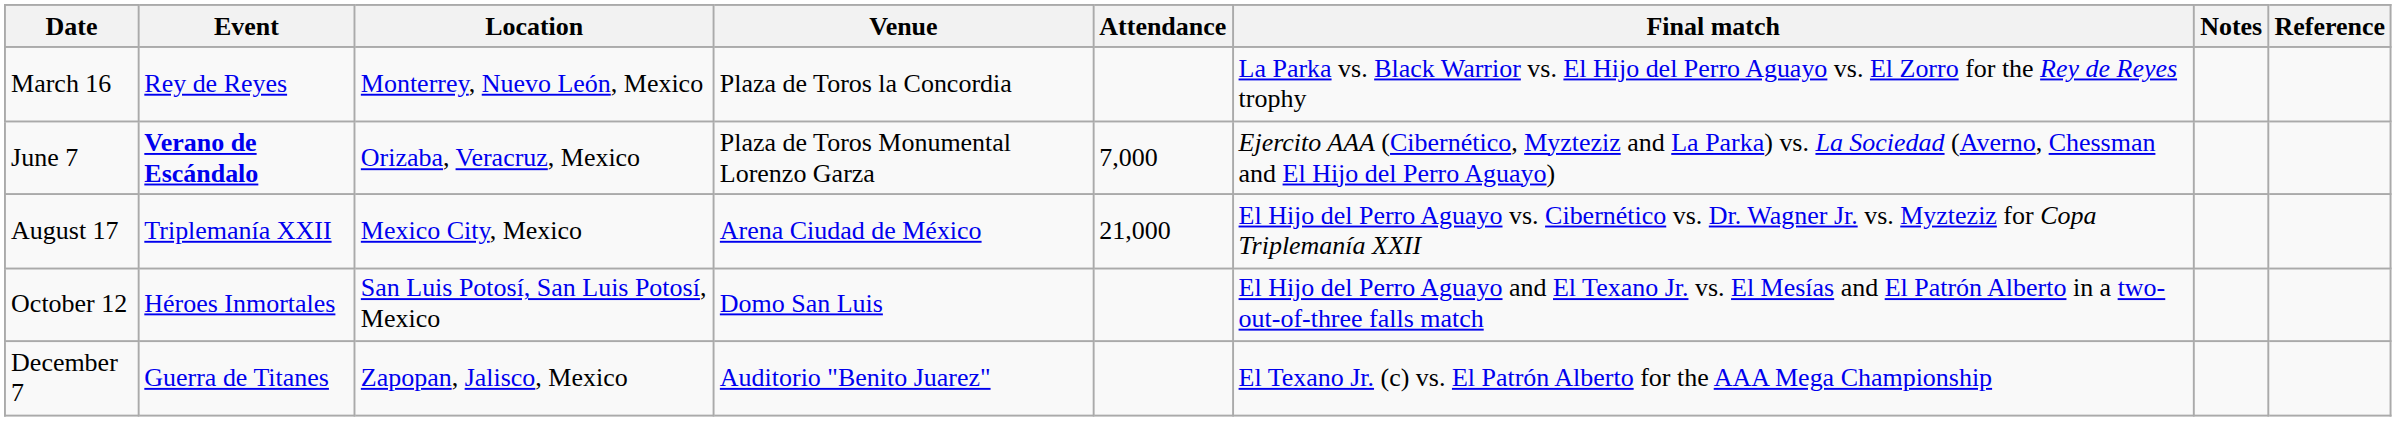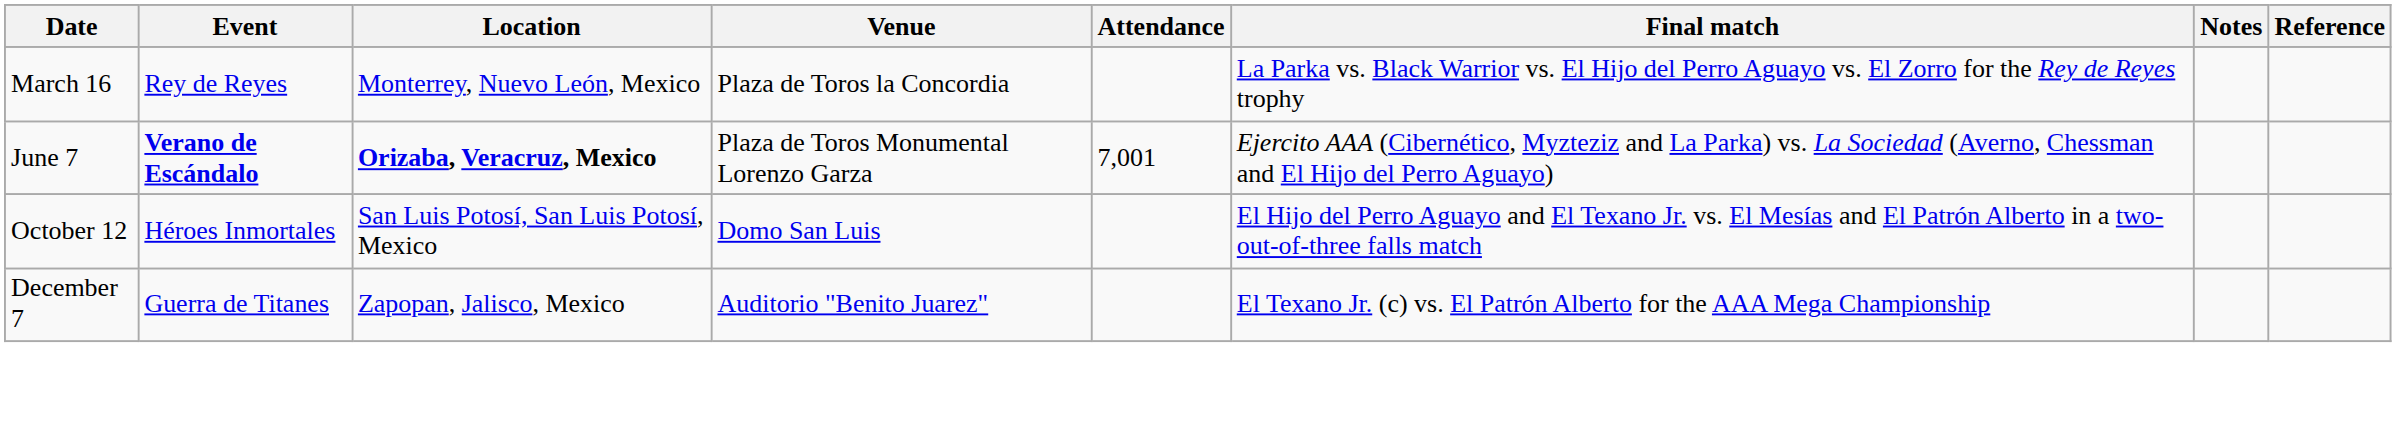(500, 157) normal -> (507, 157) bold
(1129, 157) 7,000 -> (1127, 157) 7,001
- row: (65, 230)
